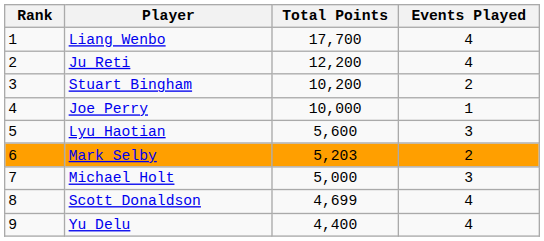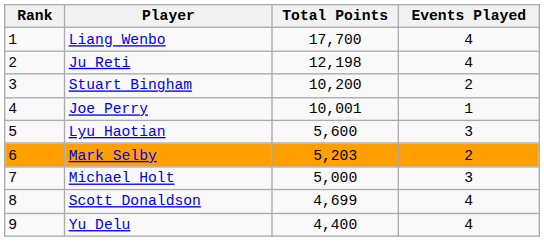(335, 63) 12,200 -> (335, 63) 12,198
(335, 109) 10,000 -> (335, 109) 10,001
